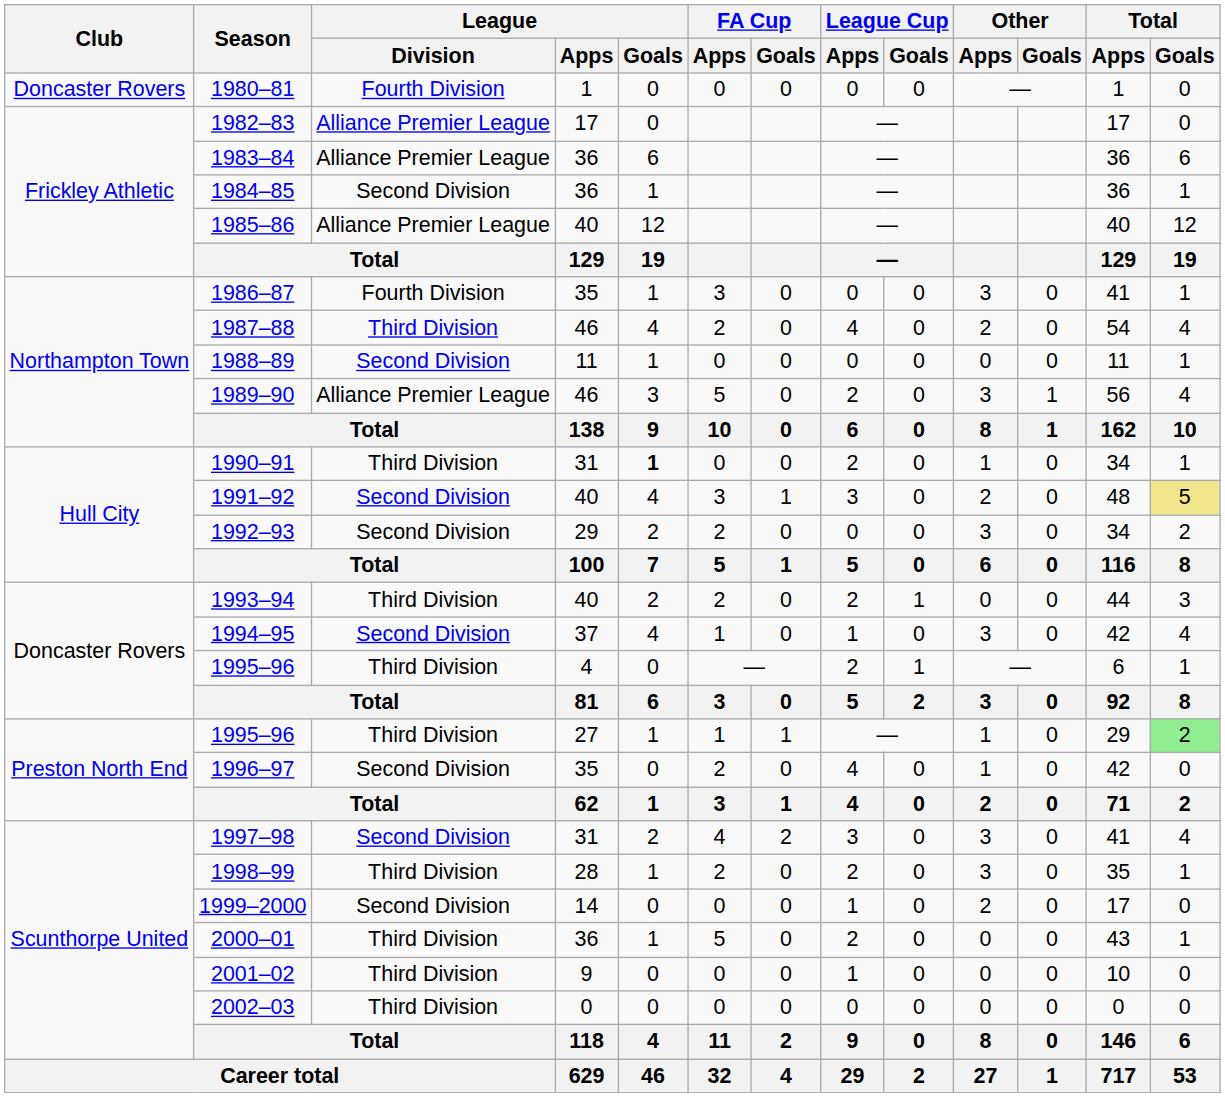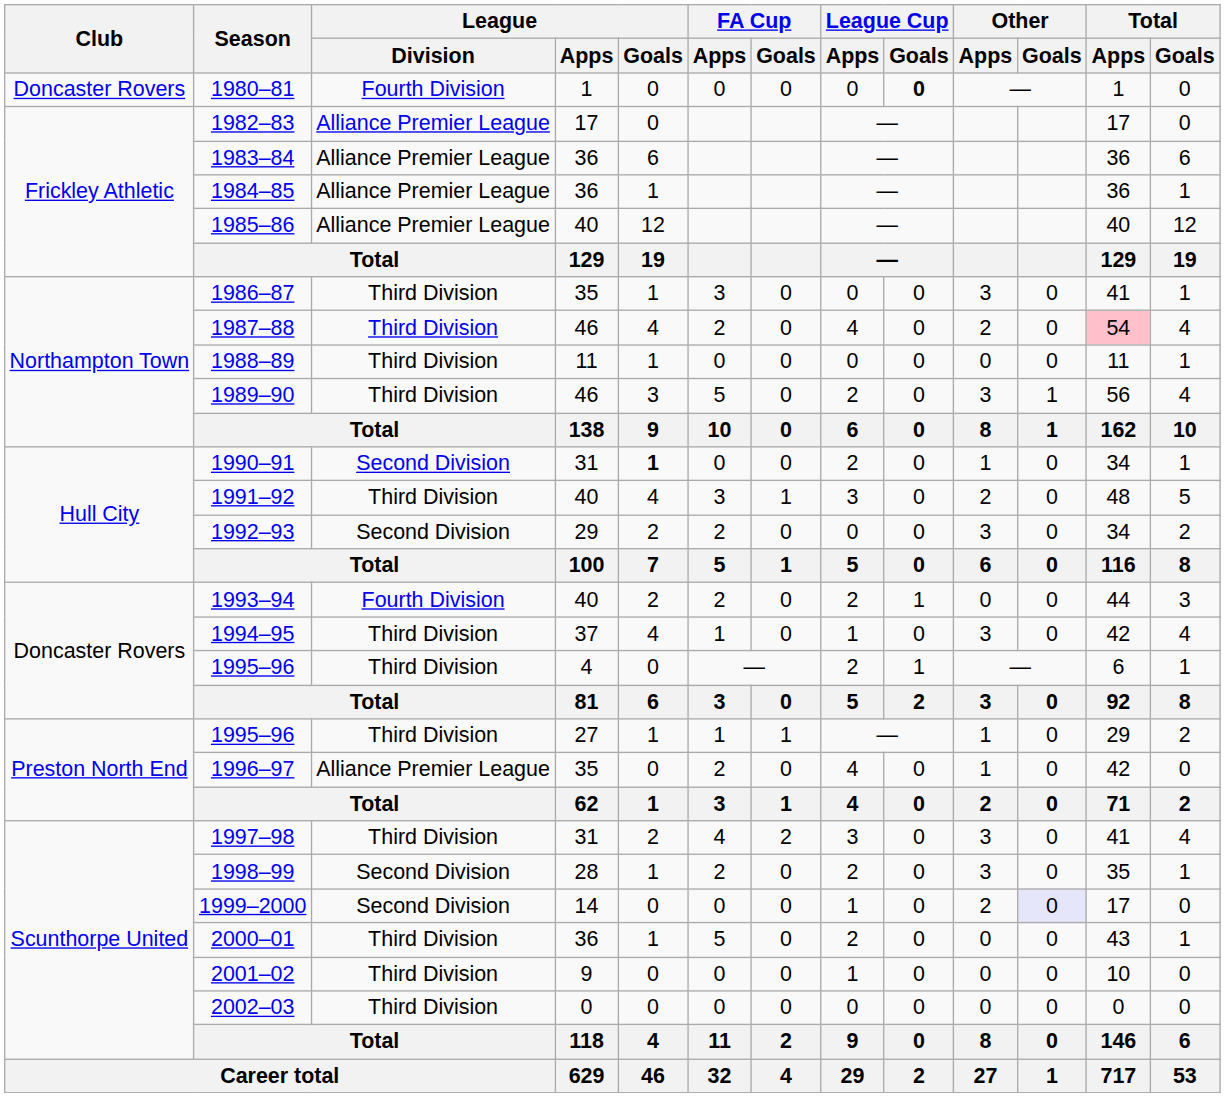(919, 89) normal -> (919, 89) bold
(433, 191) Second Division -> (433, 191) Alliance Premier League
(433, 293) Fourth Division -> (433, 293) Third Division
(1118, 327) no background -> (1118, 327) pink background
(433, 361) Second Division -> (433, 361) Third Division
(433, 395) Alliance Premier League -> (433, 395) Third Division
(433, 463) Third Division -> (433, 463) Second Division
(433, 497) Second Division -> (433, 497) Third Division
(1185, 497) khaki background -> (1185, 497) no background
(433, 599) Third Division -> (433, 599) Fourth Division
(433, 633) Second Division -> (433, 633) Third Division
(1185, 735) lightgreen background -> (1185, 735) no background
(433, 769) Second Division -> (433, 769) Alliance Premier League
(433, 837) Second Division -> (433, 837) Third Division
(433, 871) Third Division -> (433, 871) Second Division
(1052, 905) no background -> (1052, 905) lavender background
